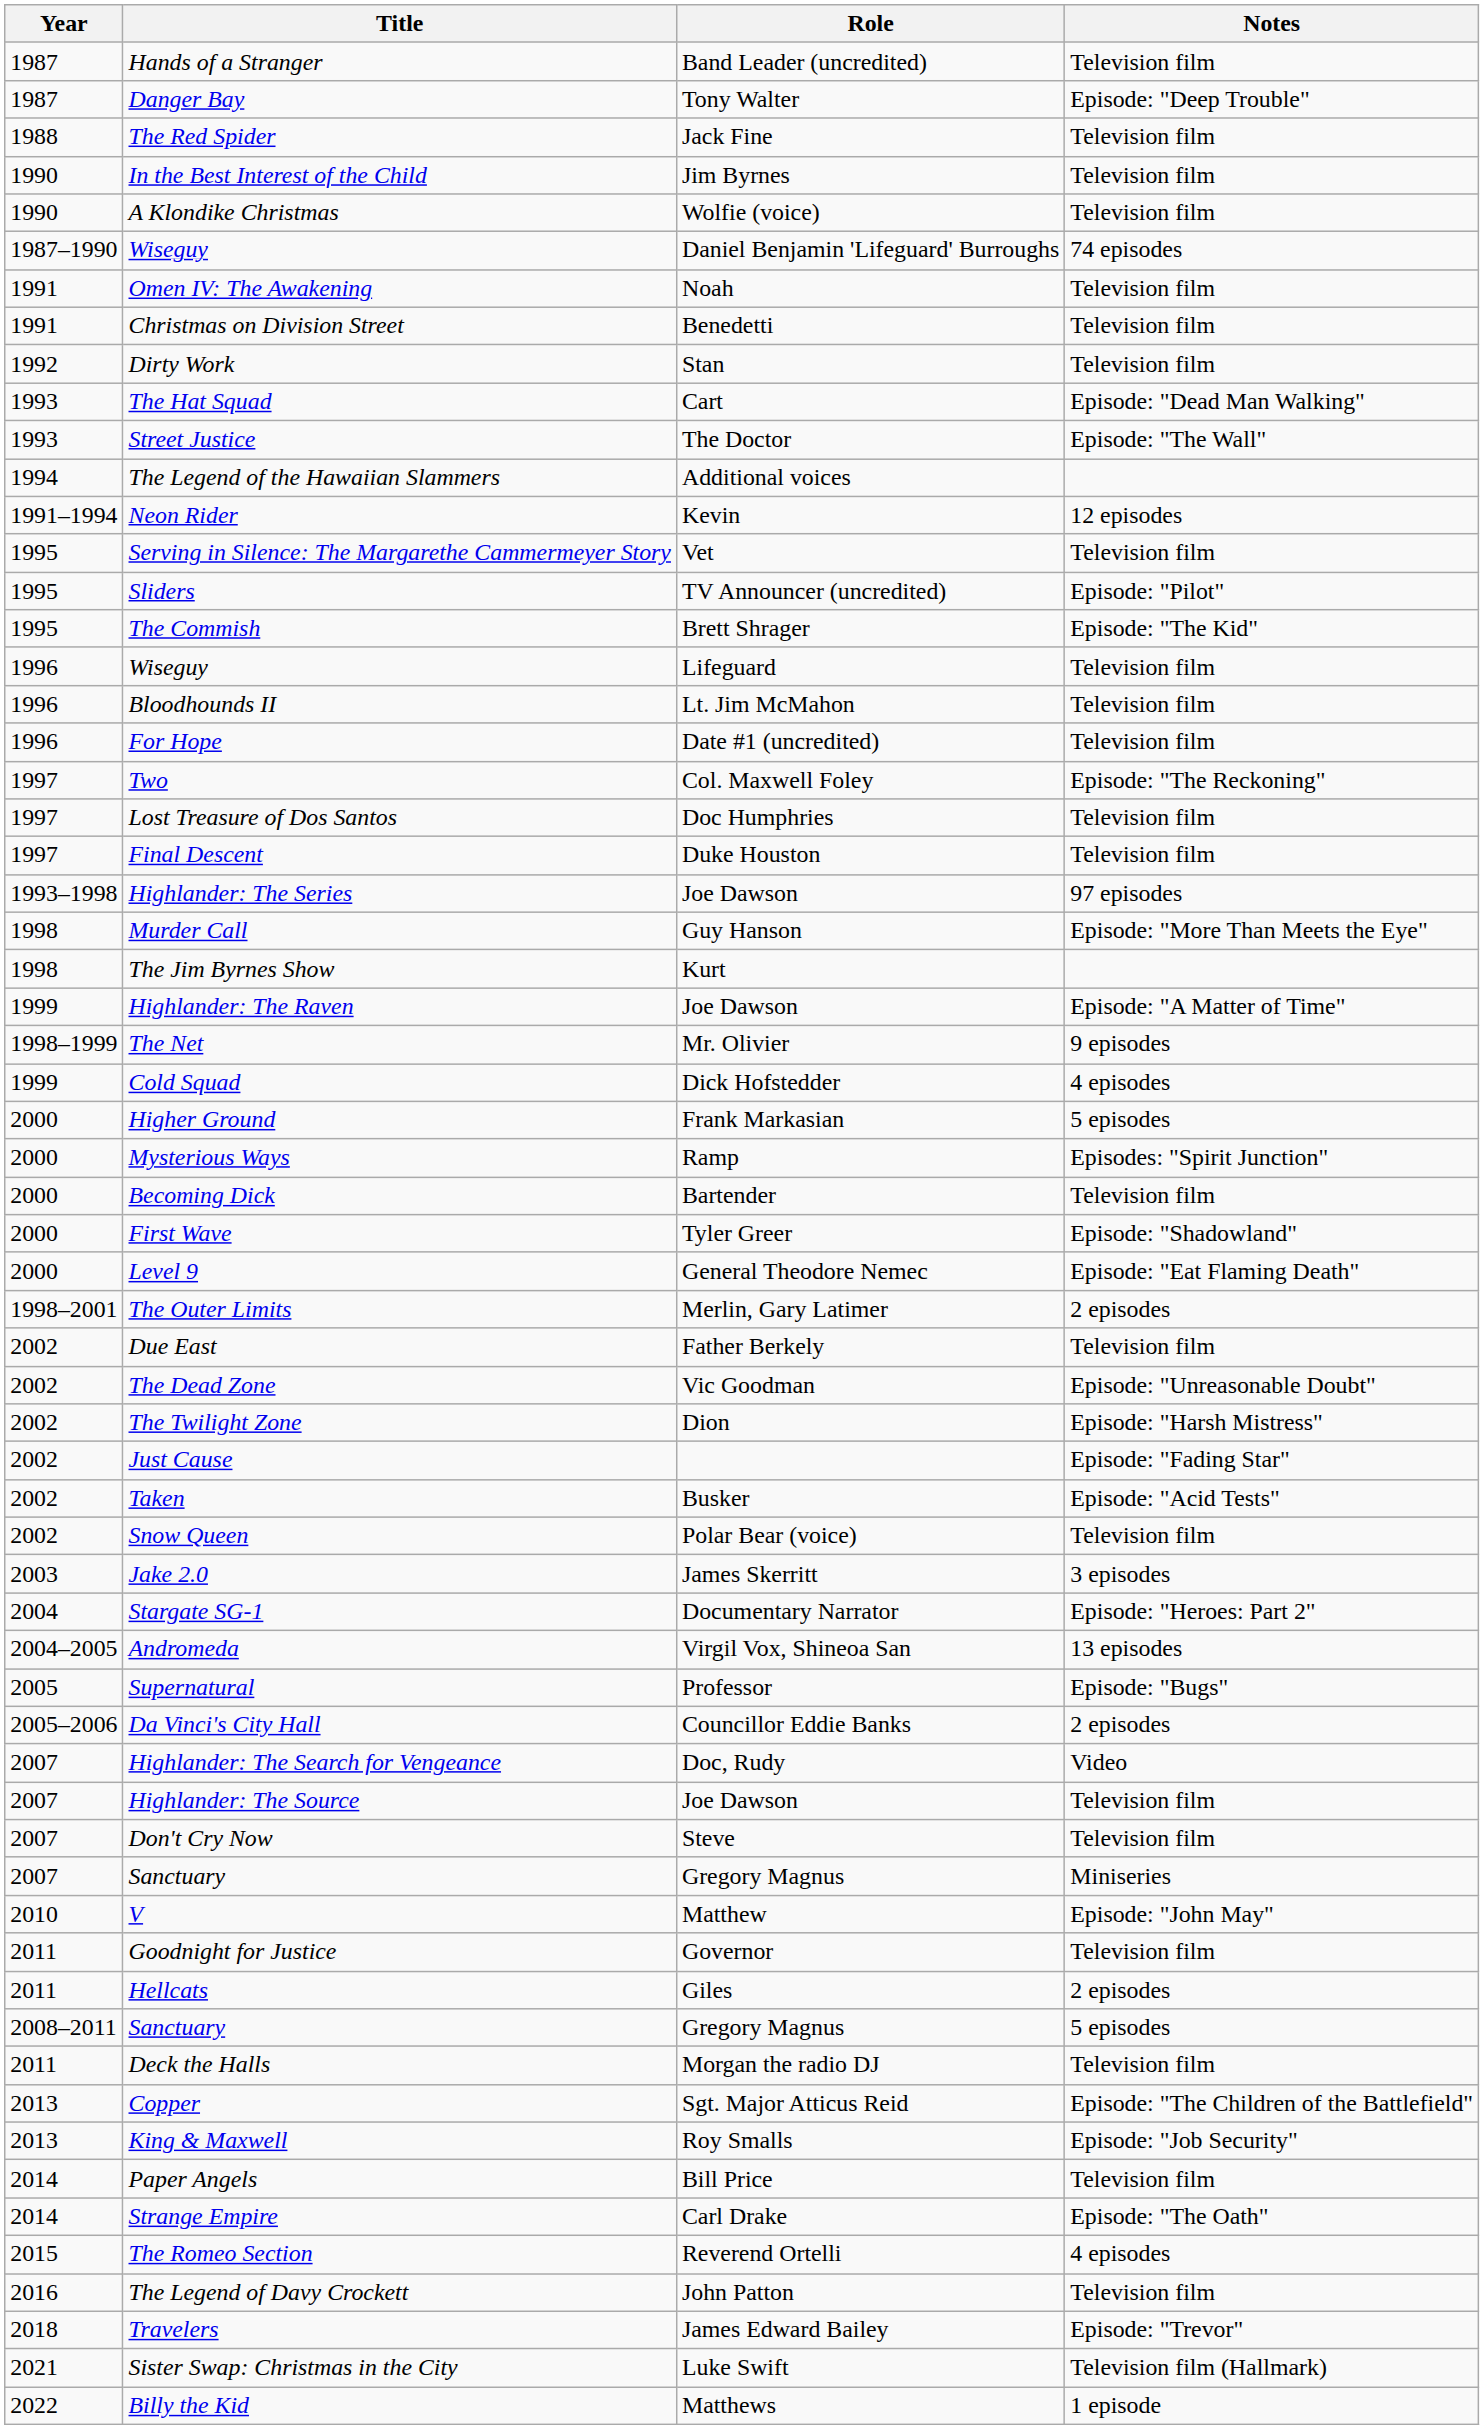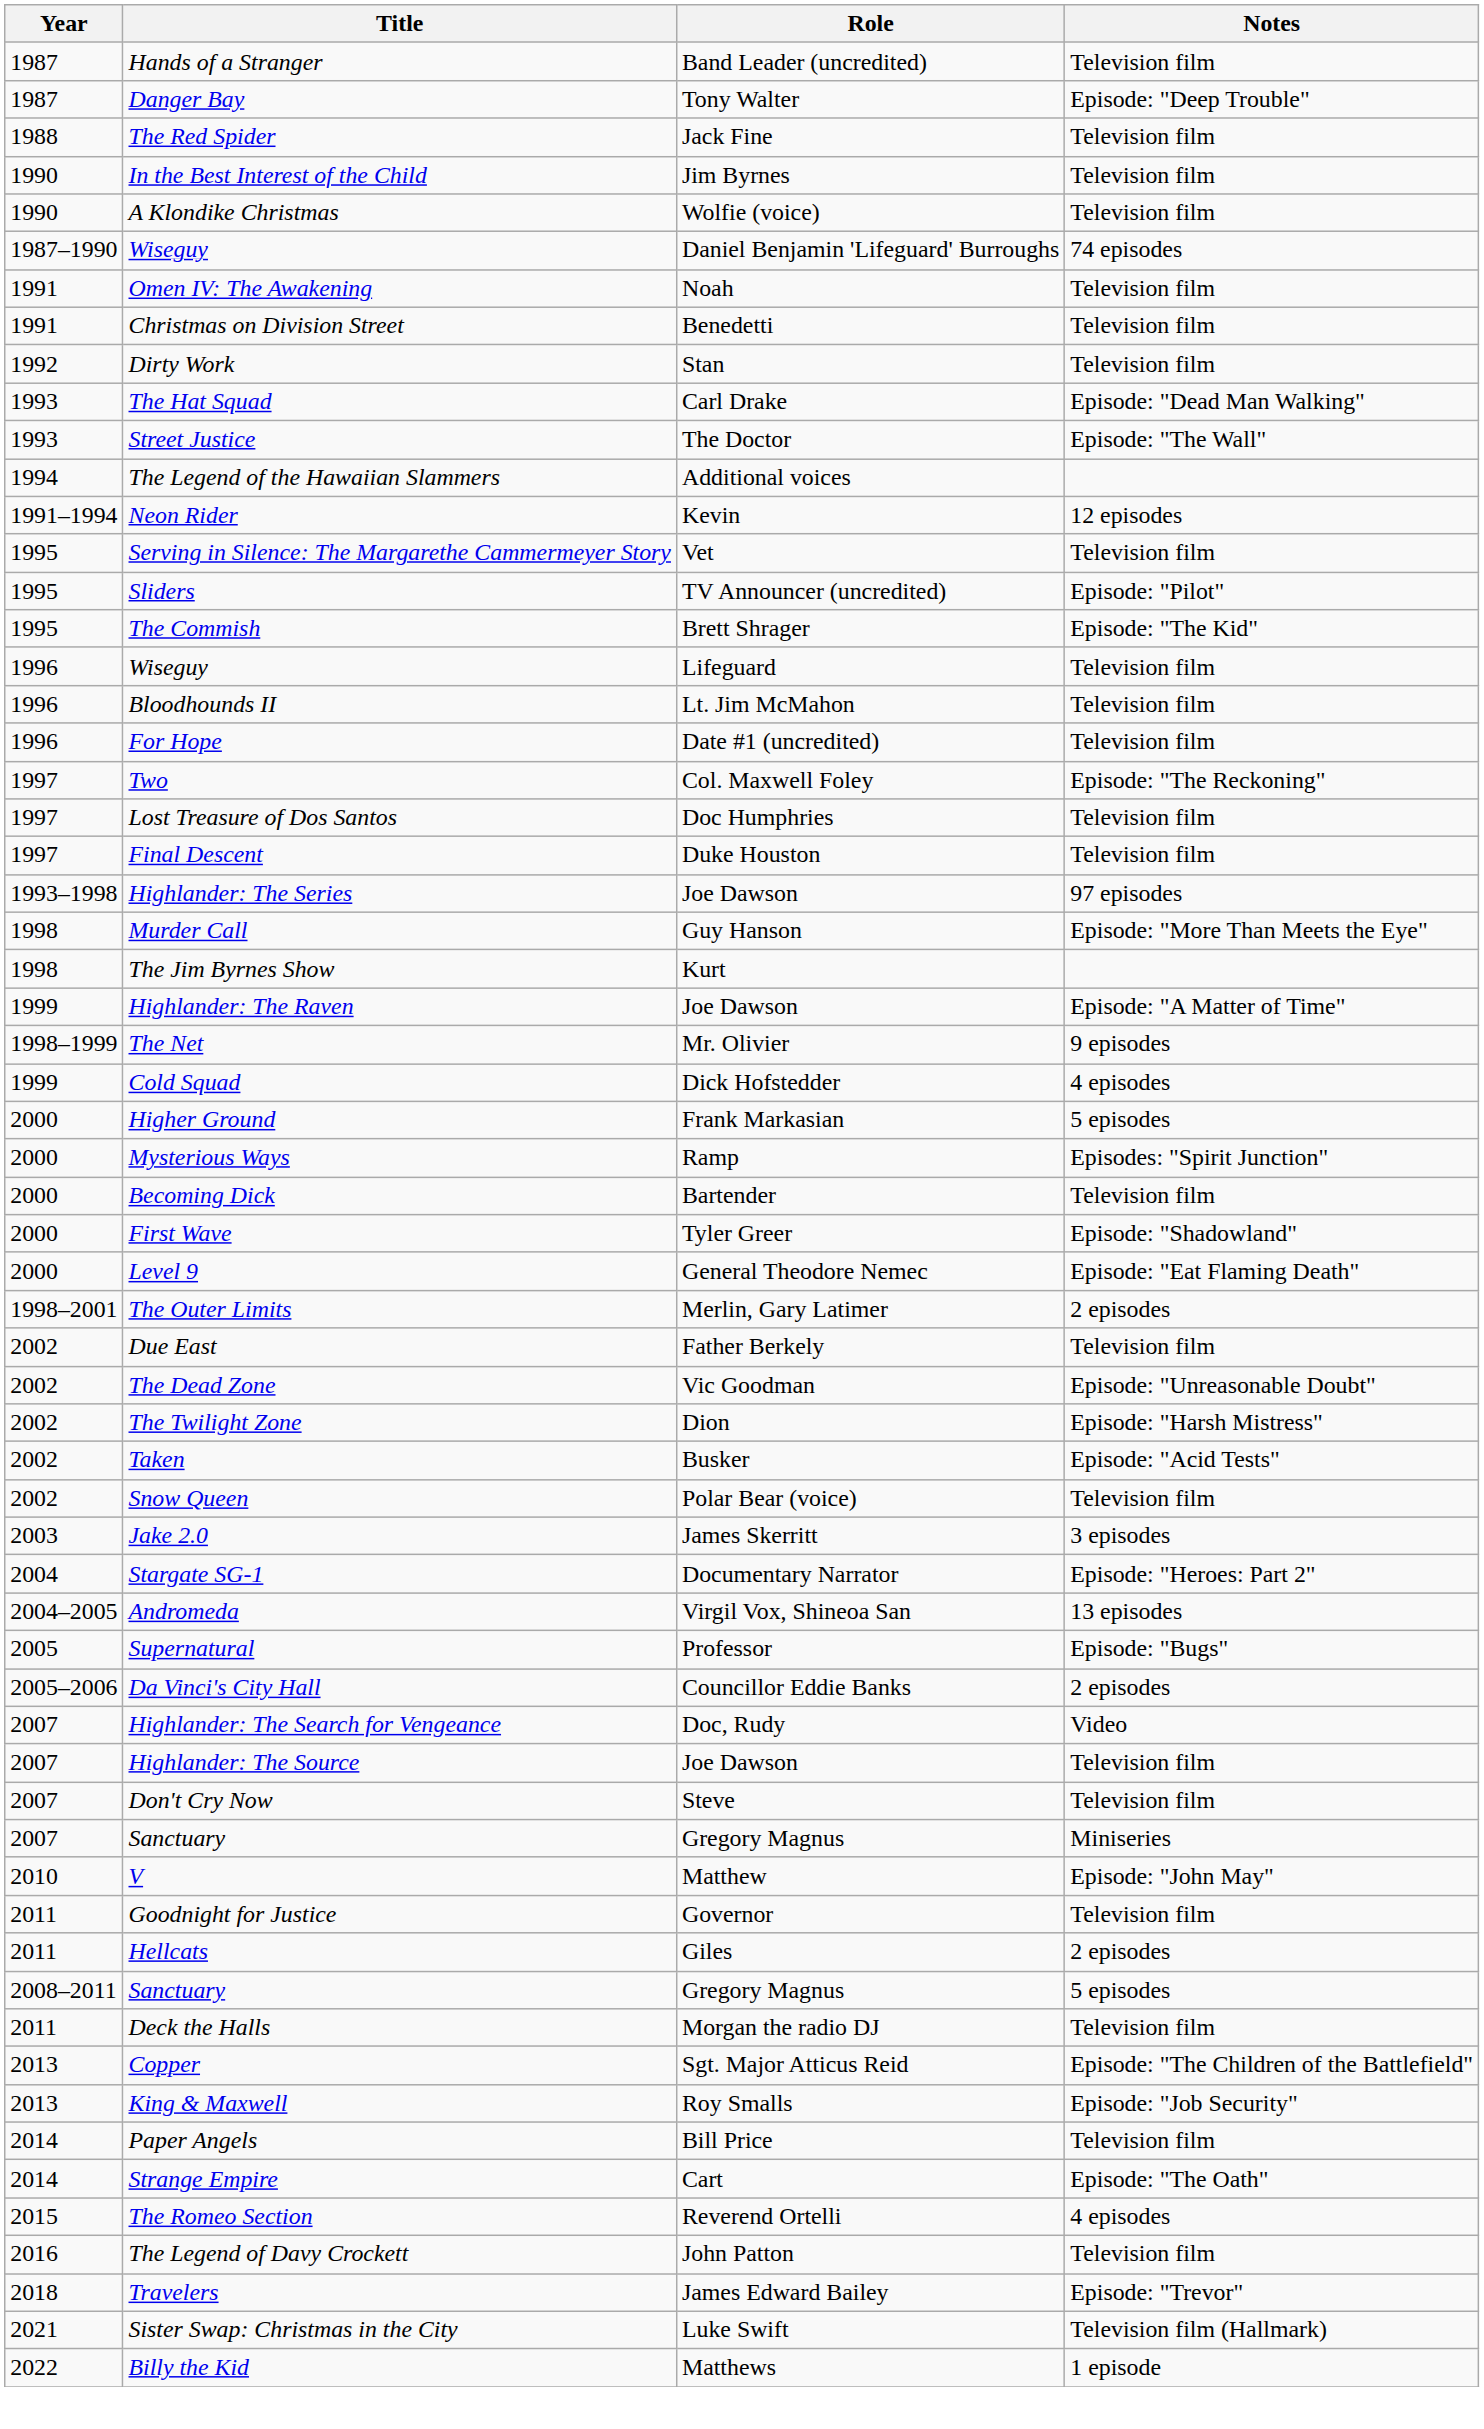(702, 401) Cart -> (735, 401) Carl Drake
- row: (180, 1460)
(735, 2216) Carl Drake -> (702, 2178) Cart
